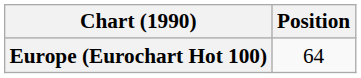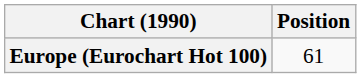(314, 55) 64 -> (314, 55) 61
